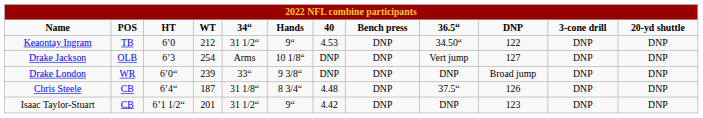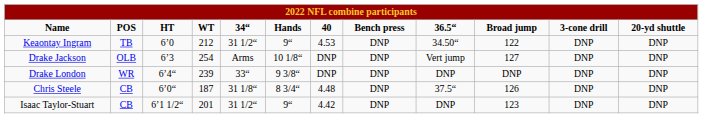(513, 27) DNP -> (512, 27) Broad jump
(169, 74) 6’0“ -> (167, 74) 6’4“
(513, 74) Broad jump -> (512, 74) DNP
(169, 89) 6’4“ -> (167, 89) 6’0“
